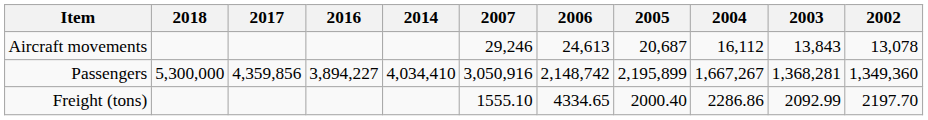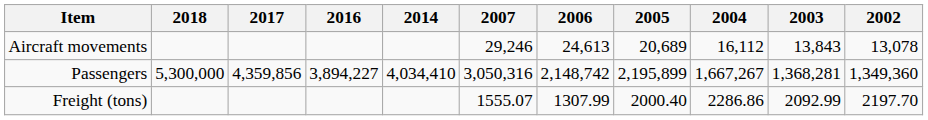(663, 45) 20,687 -> (663, 45) 20,689
(498, 73) 3,050,916 -> (498, 73) 3,050,316
(505, 100) 1555.10 -> (505, 100) 1555.07
(582, 100) 4334.65 -> (582, 100) 1307.99
